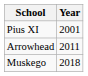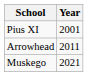(70, 63) 2018 -> (70, 63) 2021
